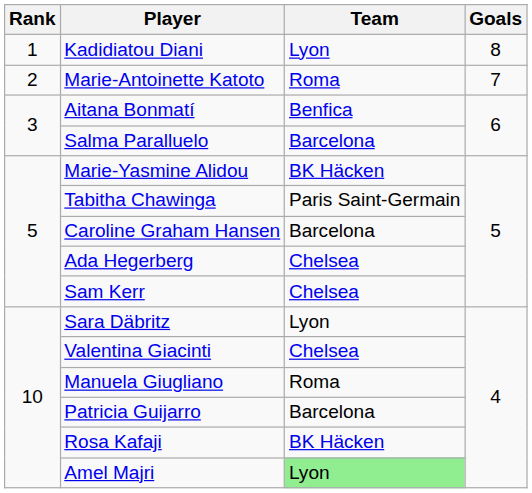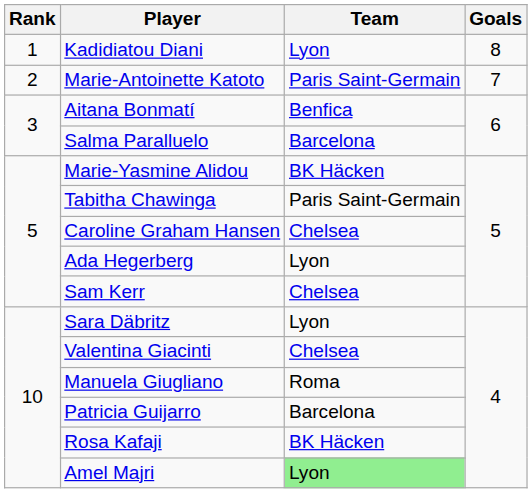(314, 79) Roma -> (375, 79) Paris Saint-Germain
(332, 230) Barcelona -> (324, 230) Chelsea
(324, 261) Chelsea -> (309, 261) Lyon
